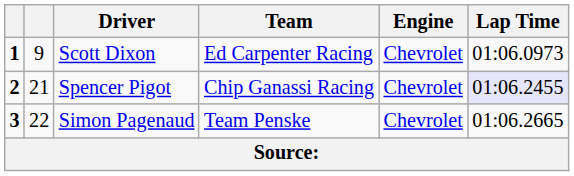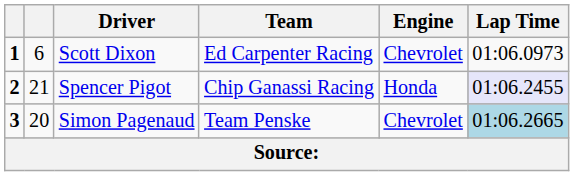(39, 53) 9 -> (39, 53) 6
(423, 87) Chevrolet -> (410, 87) Honda
(39, 120) 22 -> (39, 120) 20
(518, 120) no background -> (518, 120) lightblue background
